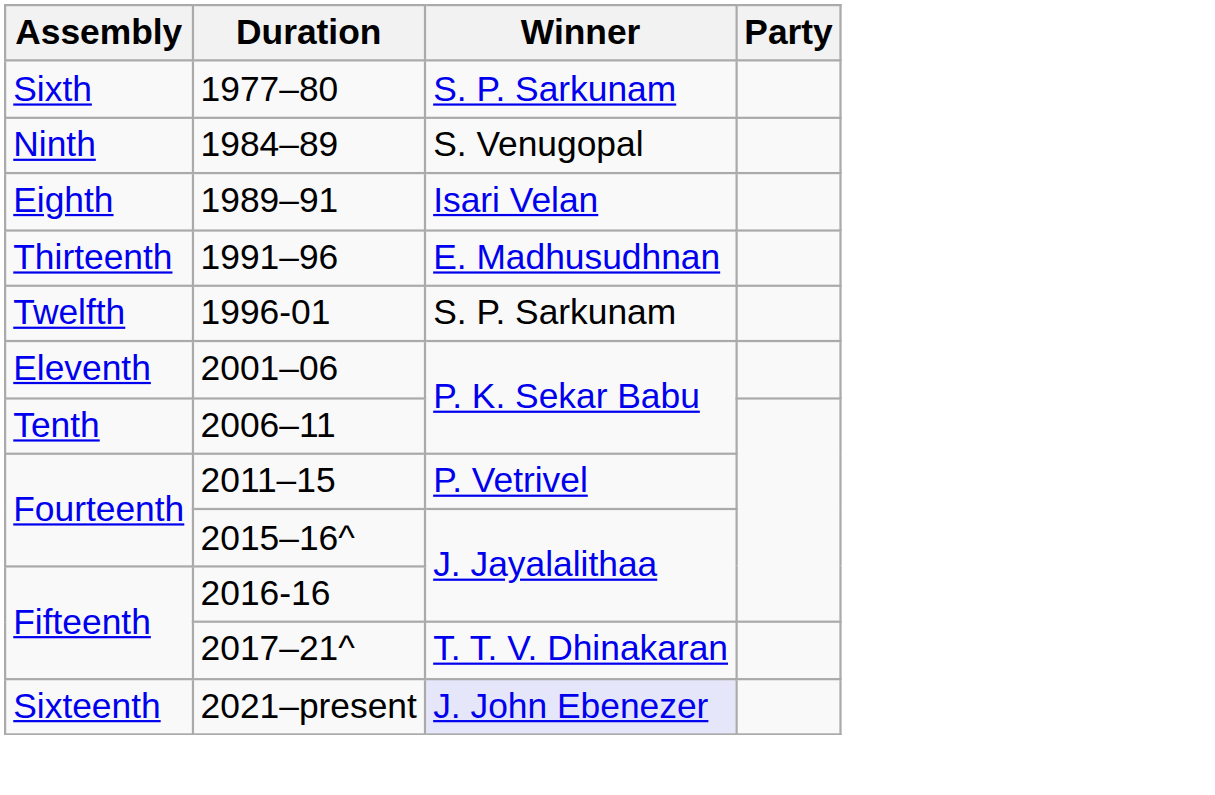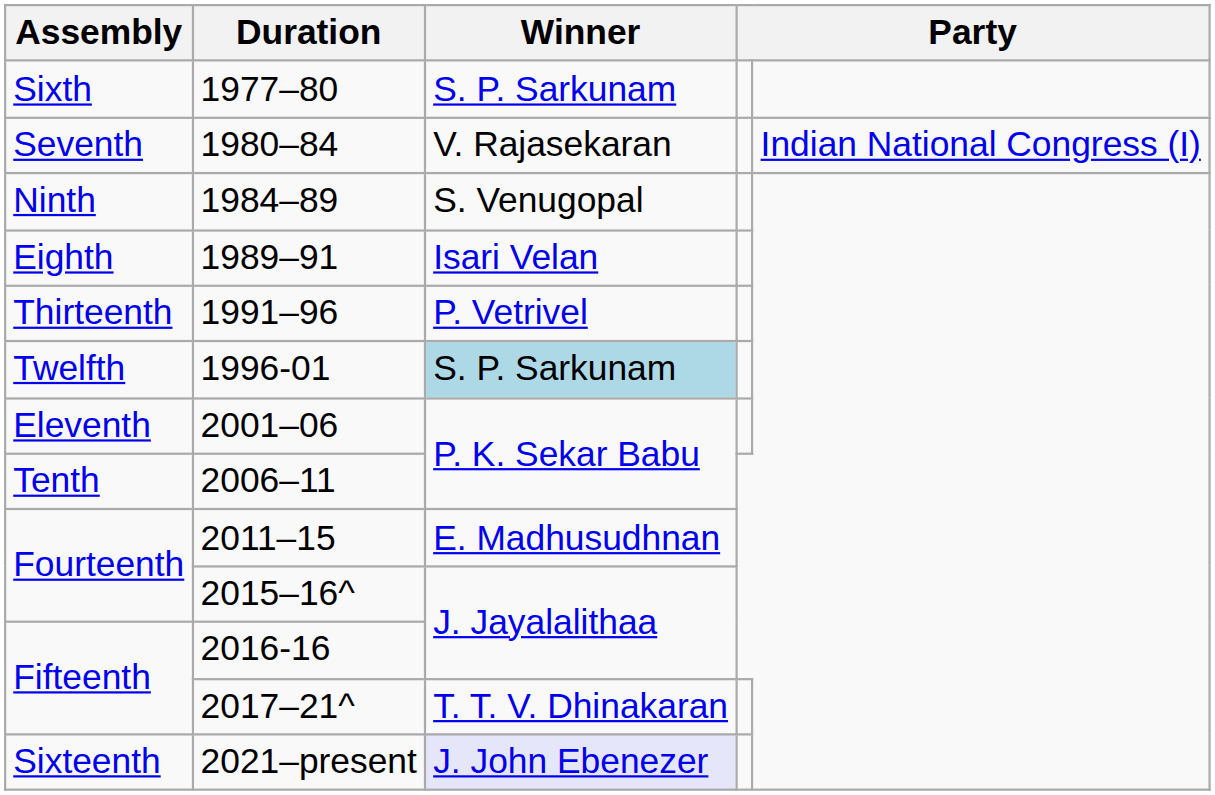+ row: (269, 144)
(577, 256) E. Madhusudhnan -> (510, 312) P. Vetrivel
(555, 312) no background -> (555, 369) lightblue background
(510, 481) P. Vetrivel -> (577, 537) E. Madhusudhnan
